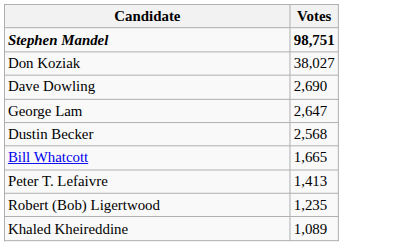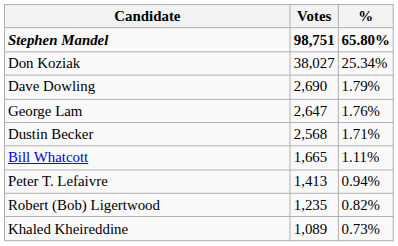+ column: (366, 16)
